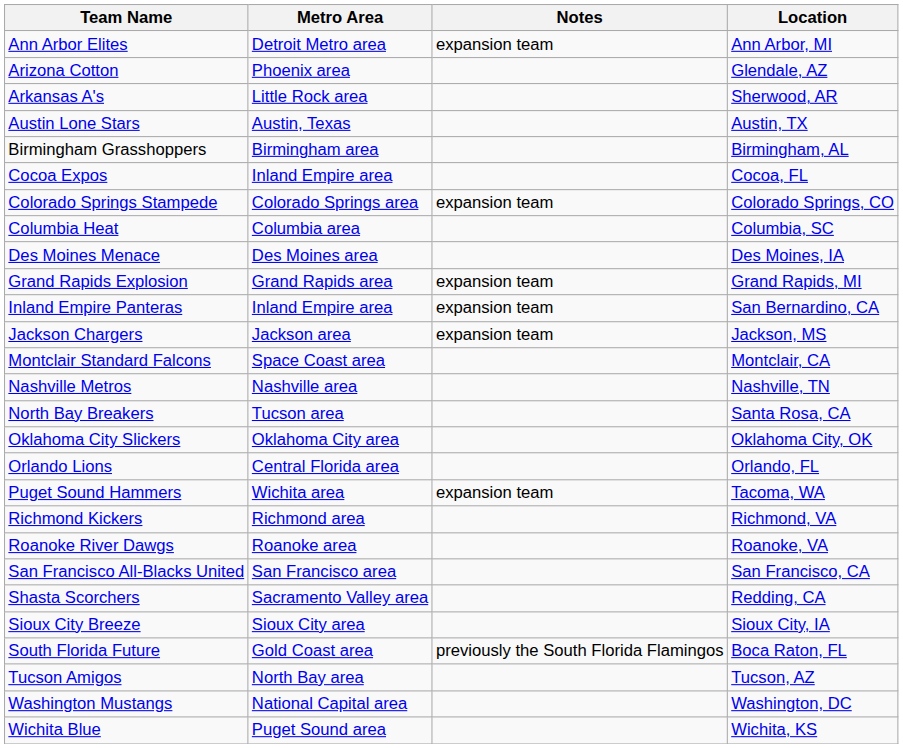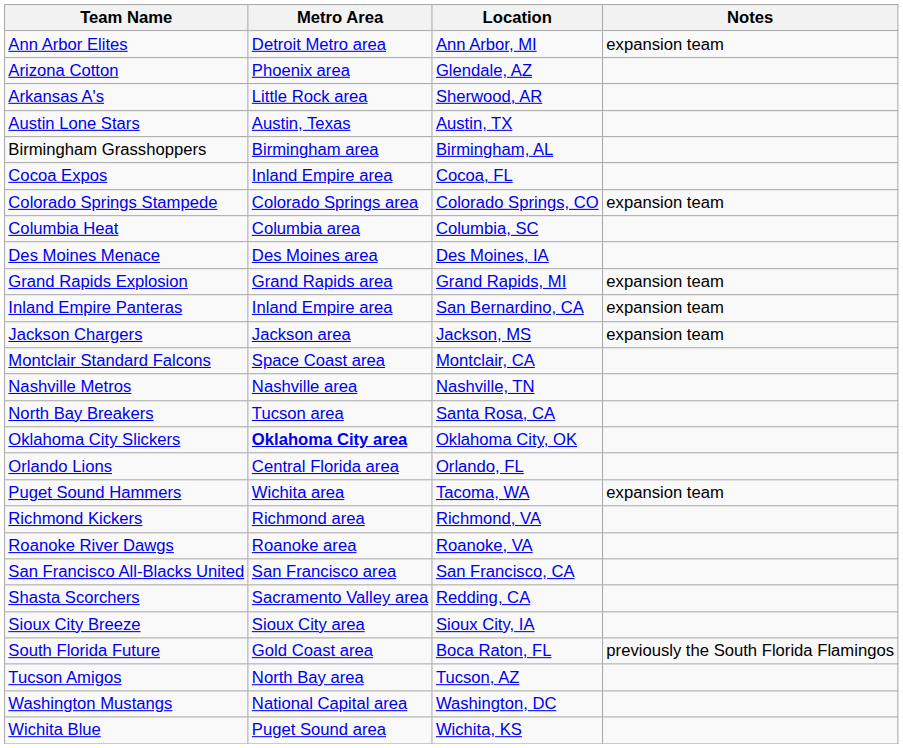columns swapped: (813, 17) <-> (580, 17)
(325, 439) normal -> (330, 439) bold
